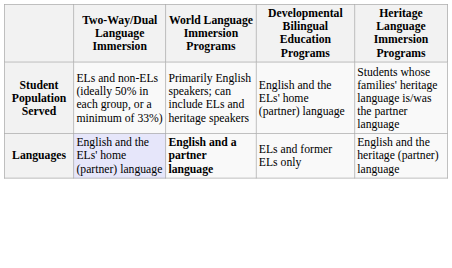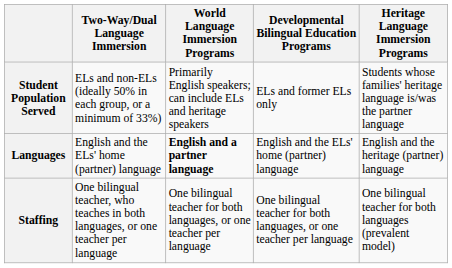(302, 97) English and the ELs' home (partner) language -> (304, 97) ELs and former ELs only
(119, 155) lavender background -> (118, 155) no background
(295, 155) ELs and former ELs only -> (304, 155) English and the ELs' home (partner) language
+ row: (38, 220)
